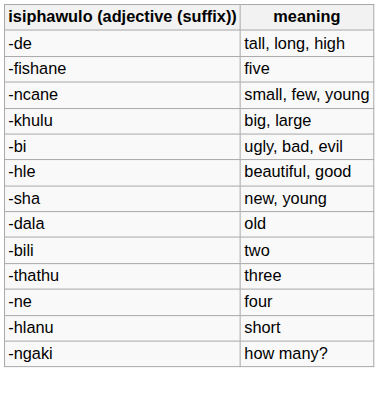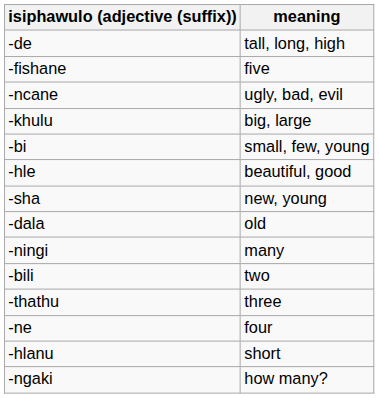(307, 95) small, few, young -> (294, 95) ugly, bad, evil
(294, 146) ugly, bad, evil -> (307, 146) small, few, young
+ row: (28, 250)
